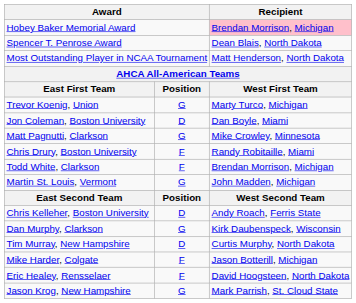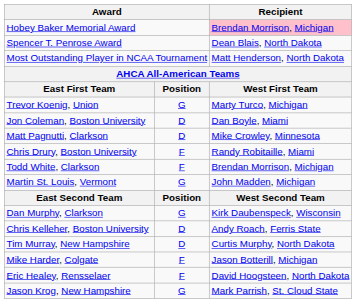(182, 136) G -> (182, 136) D
rows swapped: (55, 228) <-> (78, 213)
